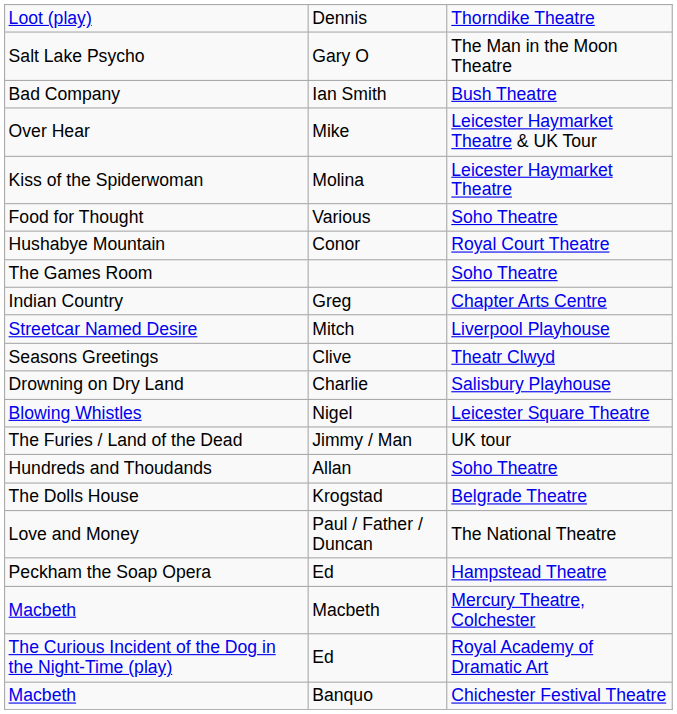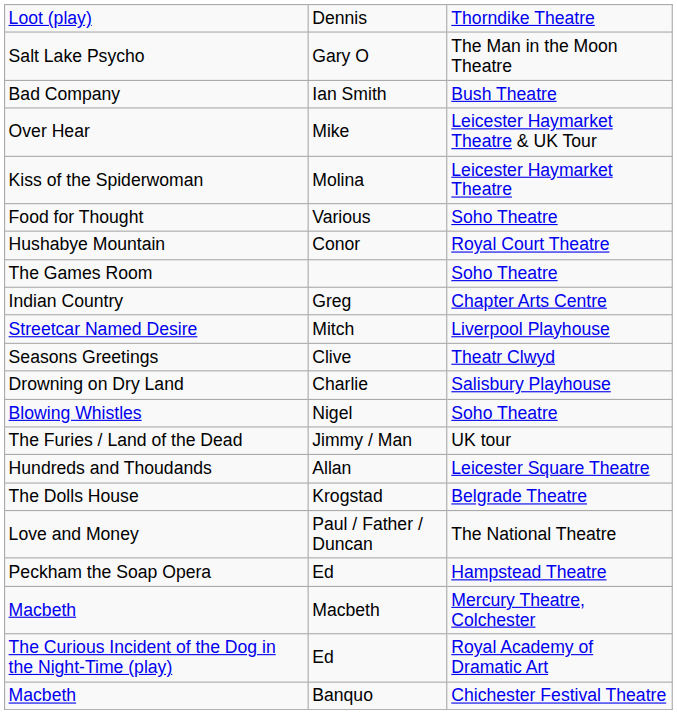(550, 412) Leicester Square Theatre -> (504, 412) Soho Theatre
(504, 468) Soho Theatre -> (550, 468) Leicester Square Theatre
